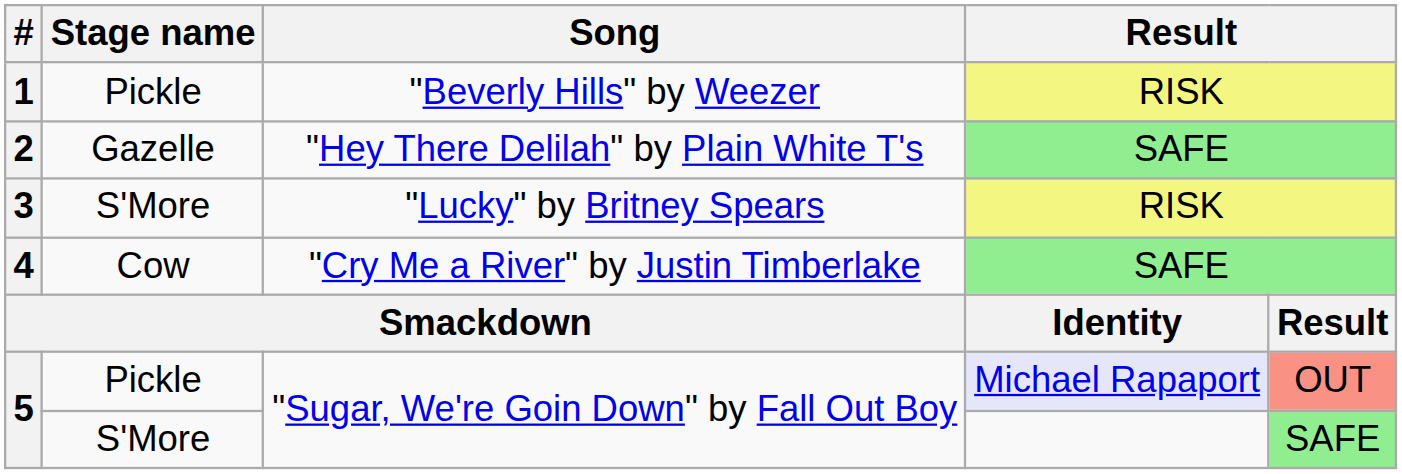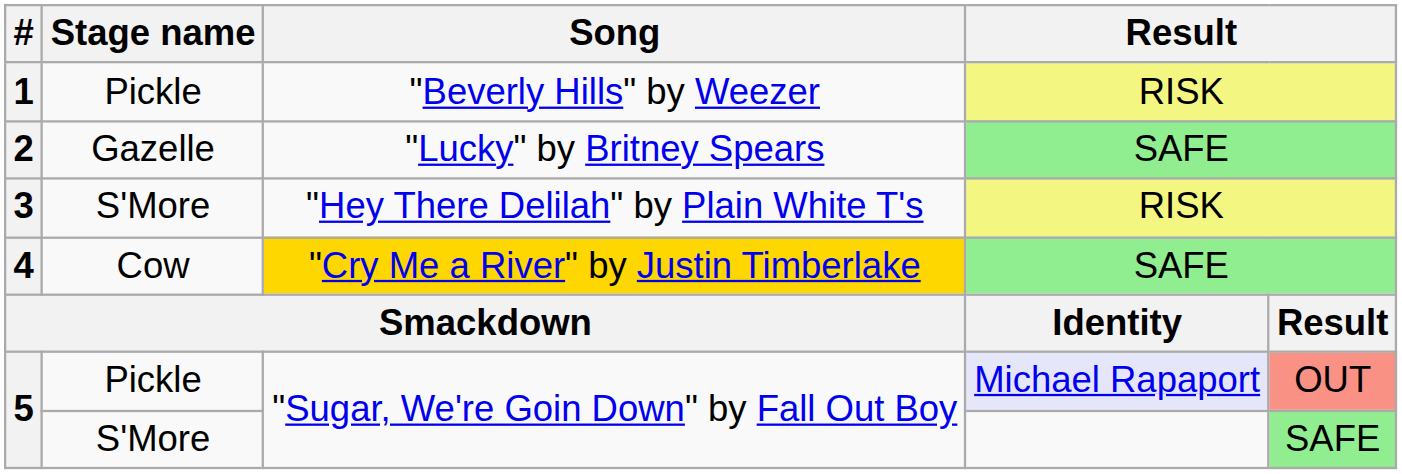(615, 149) "Hey There Delilah" by Plain White T's -> (615, 149) "Lucky" by Britney Spears
(615, 206) "Lucky" by Britney Spears -> (615, 206) "Hey There Delilah" by Plain White T's
(615, 264) no background -> (615, 264) gold background
